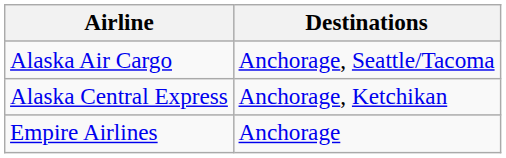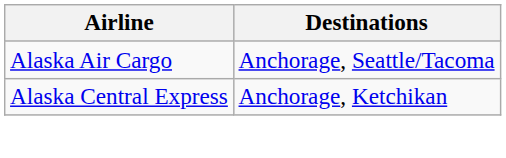- row: (84, 133)
